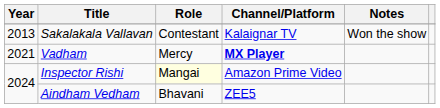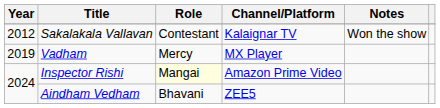(21, 34) 2013 -> (21, 34) 2012
(21, 53) 2021 -> (21, 53) 2019
(254, 53) bold -> (253, 53) normal
